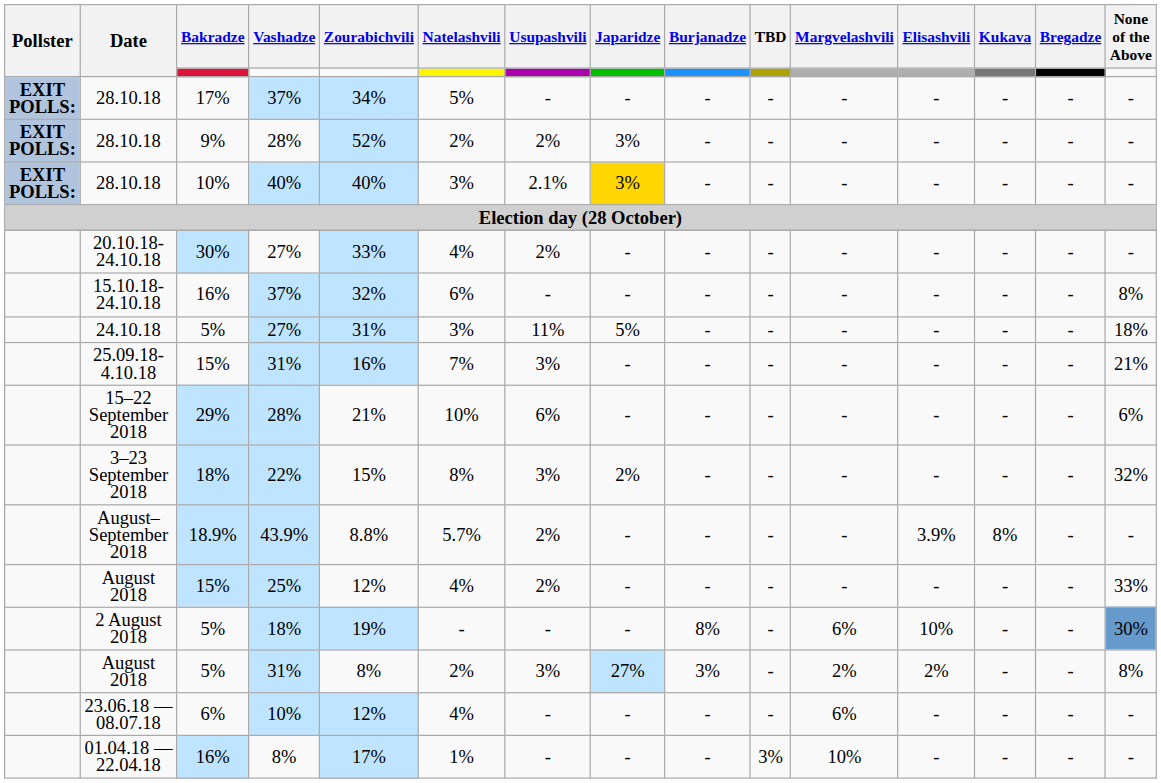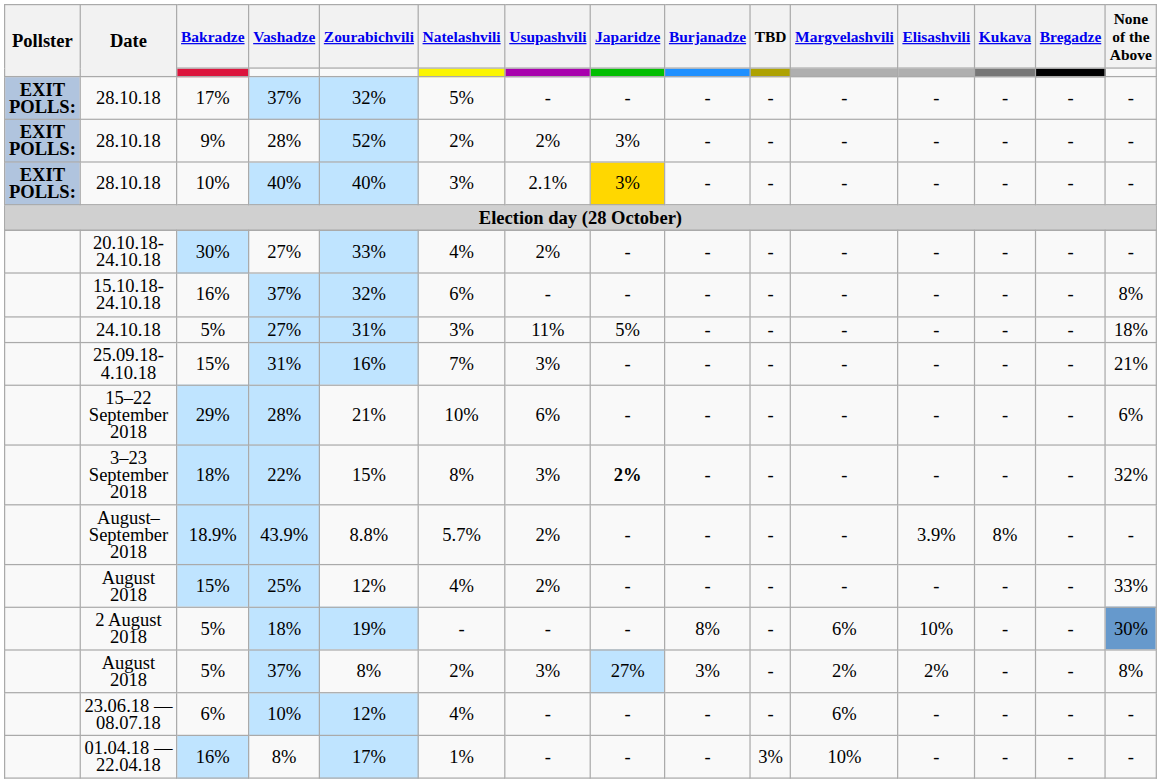(369, 98) 34% -> (369, 98) 32%
(628, 474) normal -> (628, 474) bold
(284, 671) 31% -> (284, 671) 37%
